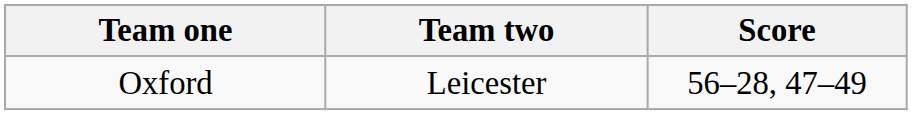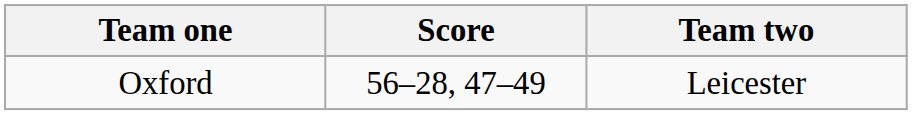columns swapped: (487, 30) <-> (777, 30)
